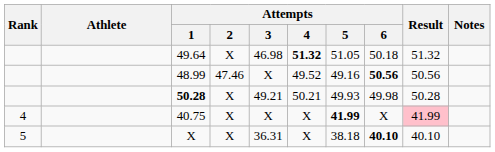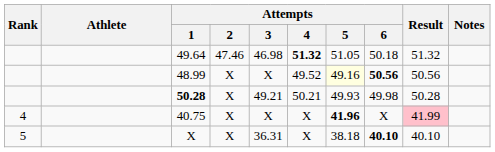(230, 55) X -> (230, 55) 47.46
(230, 75) 47.46 -> (230, 75) X
(345, 75) no background -> (345, 75) lightyellow background
(345, 116) 41.99 -> (345, 116) 41.96
